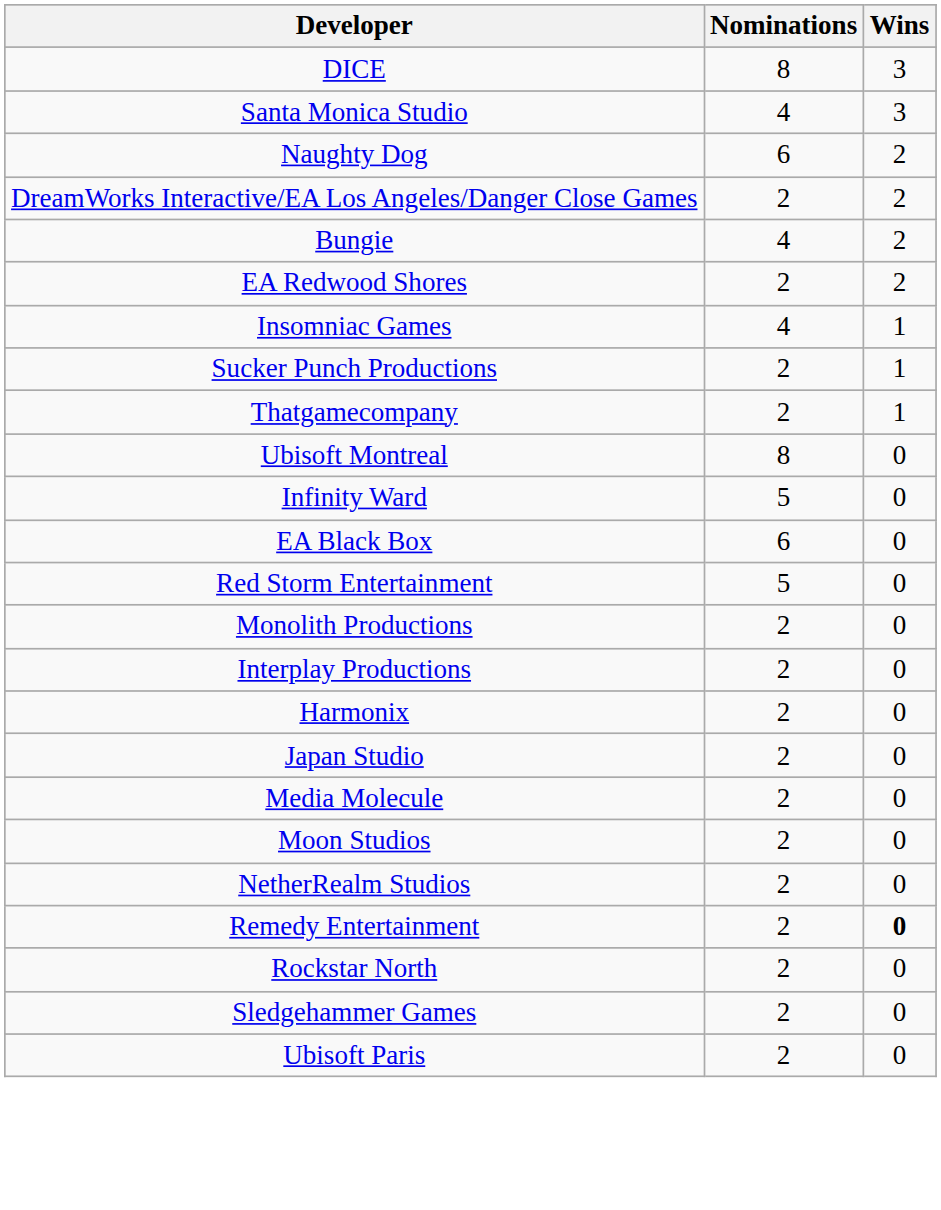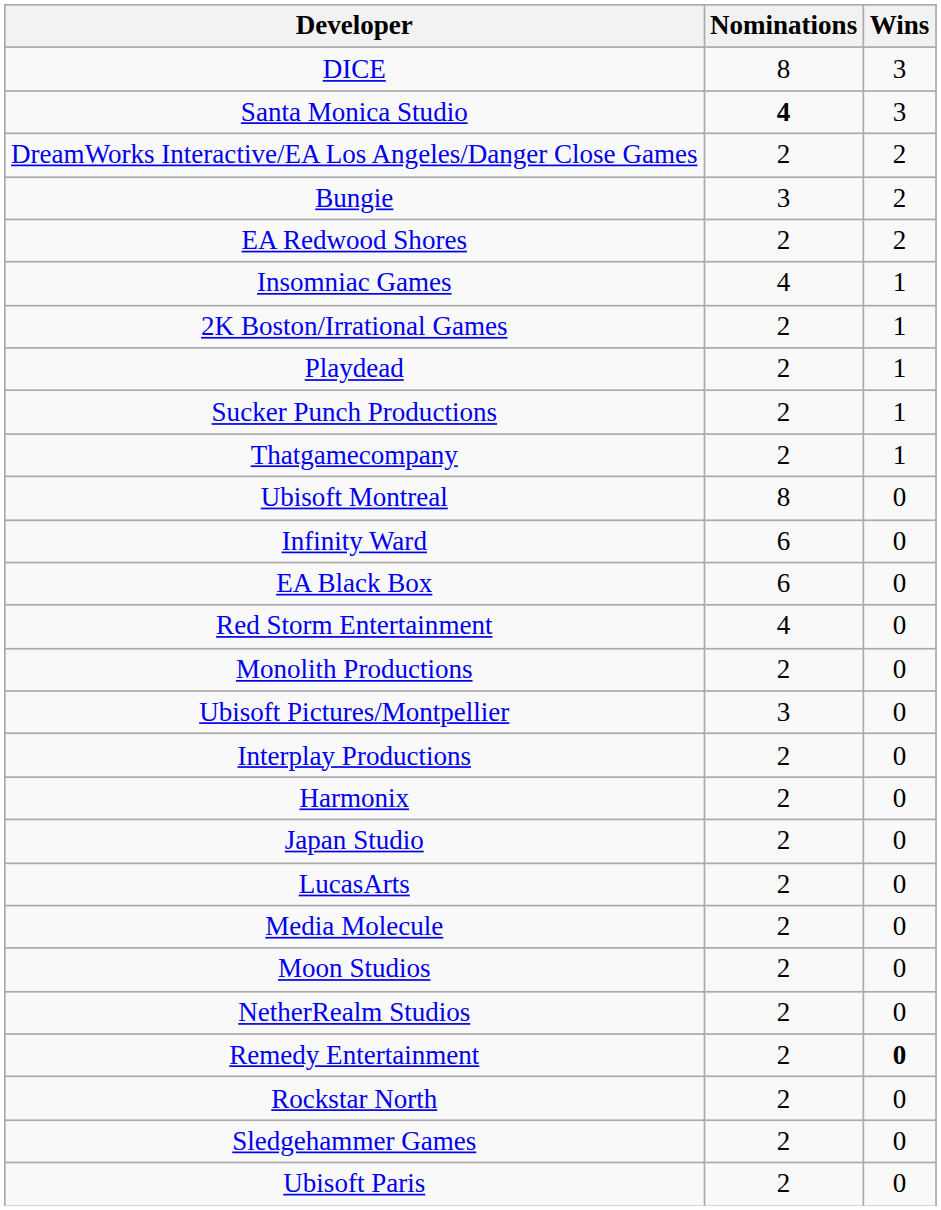(784, 111) normal -> (784, 111) bold
- row: (354, 154)
(784, 240) 4 -> (784, 197) 3
+ row: (354, 326)
+ row: (354, 369)
(784, 497) 5 -> (784, 540) 6
(784, 583) 5 -> (784, 626) 4
+ row: (354, 712)
+ row: (354, 883)
